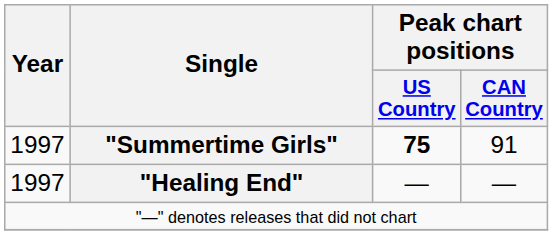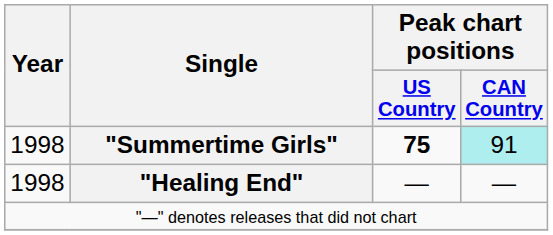(37, 144) 1997 -> (37, 144) 1998
(504, 144) no background -> (504, 144) paleturquoise background
(37, 183) 1997 -> (37, 183) 1998
